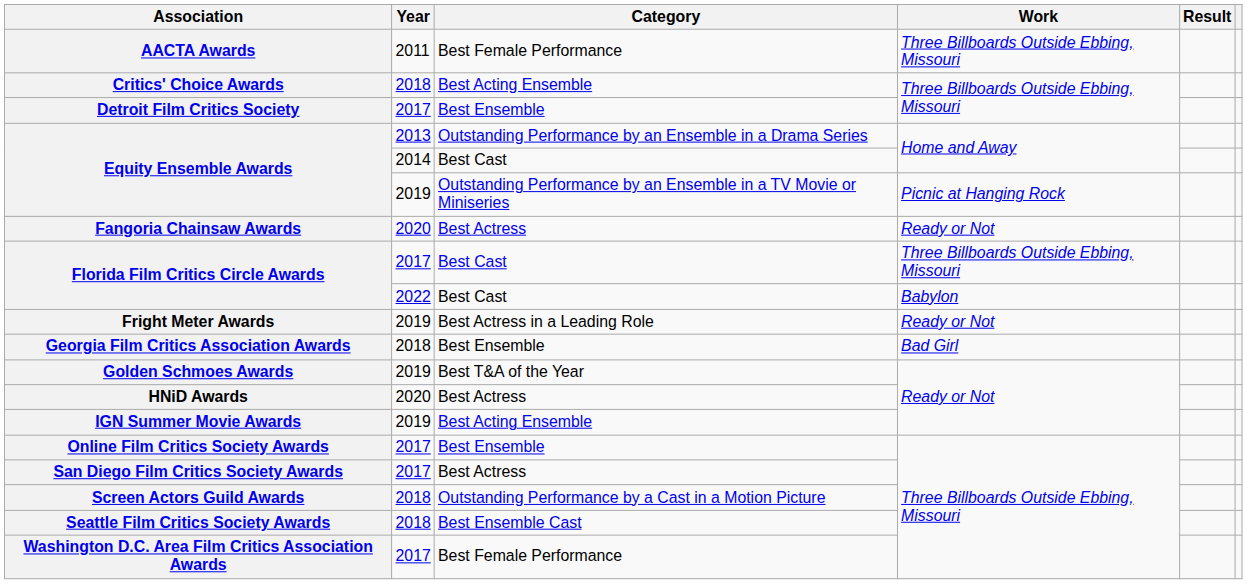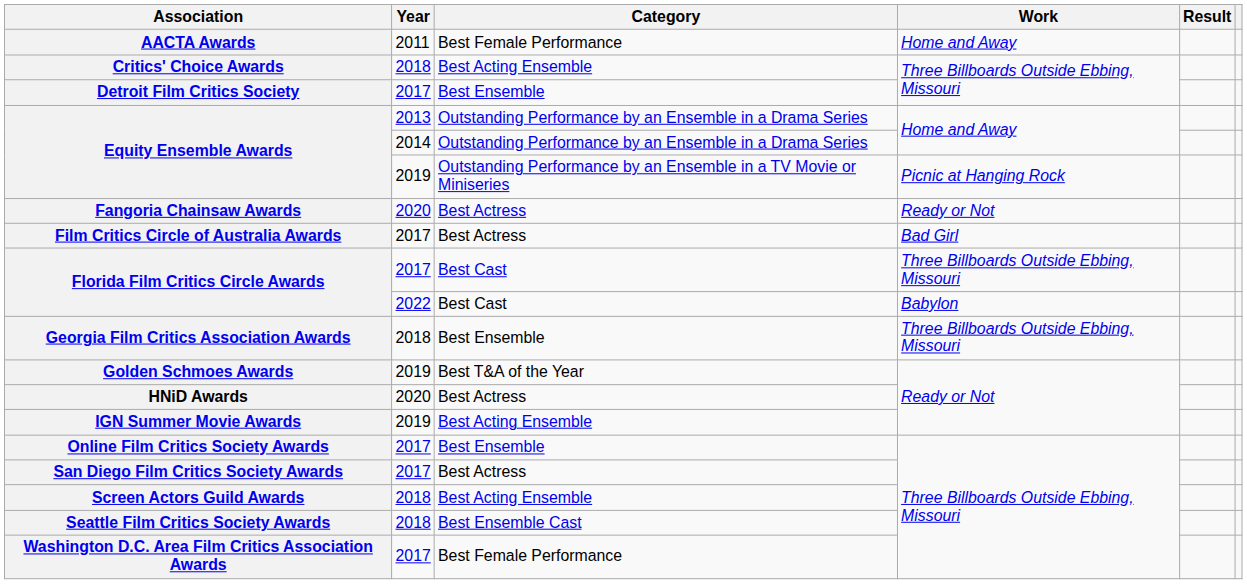(1017, 51) Three Billboards Outside Ebbing, Missouri -> (959, 42) Home and Away
(472, 160) Best Cast -> (653, 142) Outstanding Performance by an Ensemble in a Drama Series
+ row: (198, 235)
- row: (198, 321)
(930, 346) Bad Girl -> (1017, 337) Three Billboards Outside Ebbing, Missouri
(632, 497) Outstanding Performance by a Cast in a Motion Picture -> (515, 497) Best Acting Ensemble
